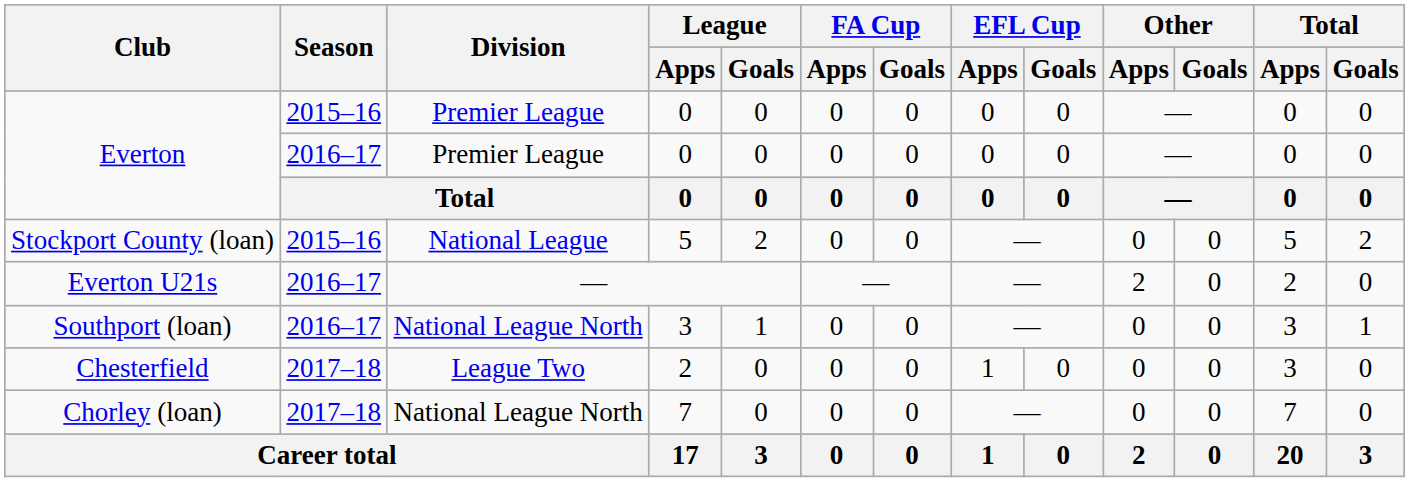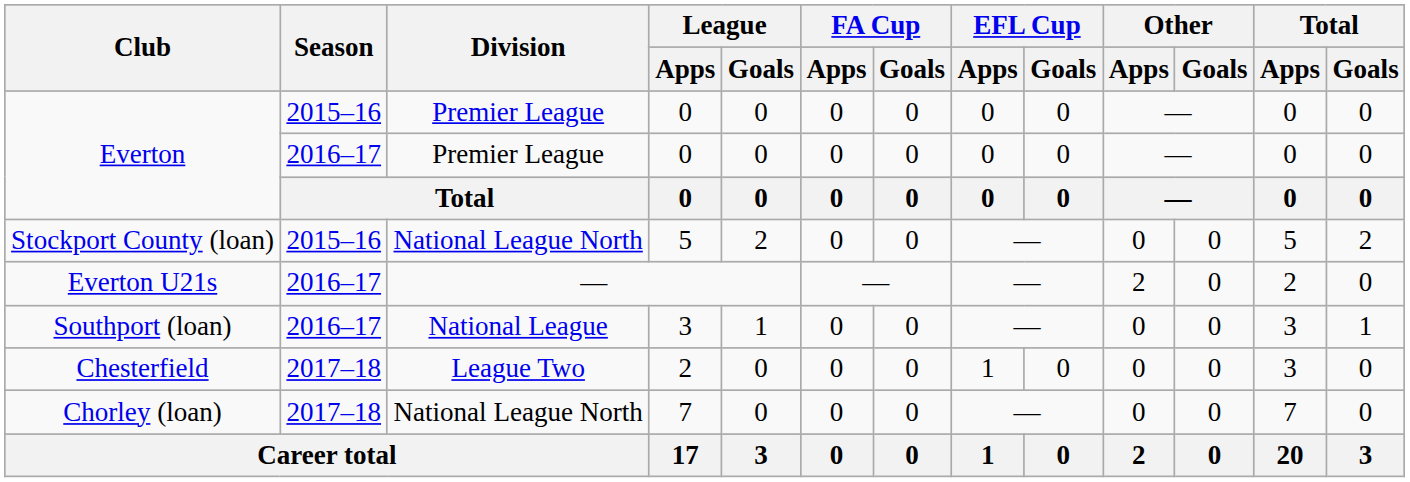(518, 240) National League -> (518, 240) National League North
(518, 326) National League North -> (518, 326) National League
